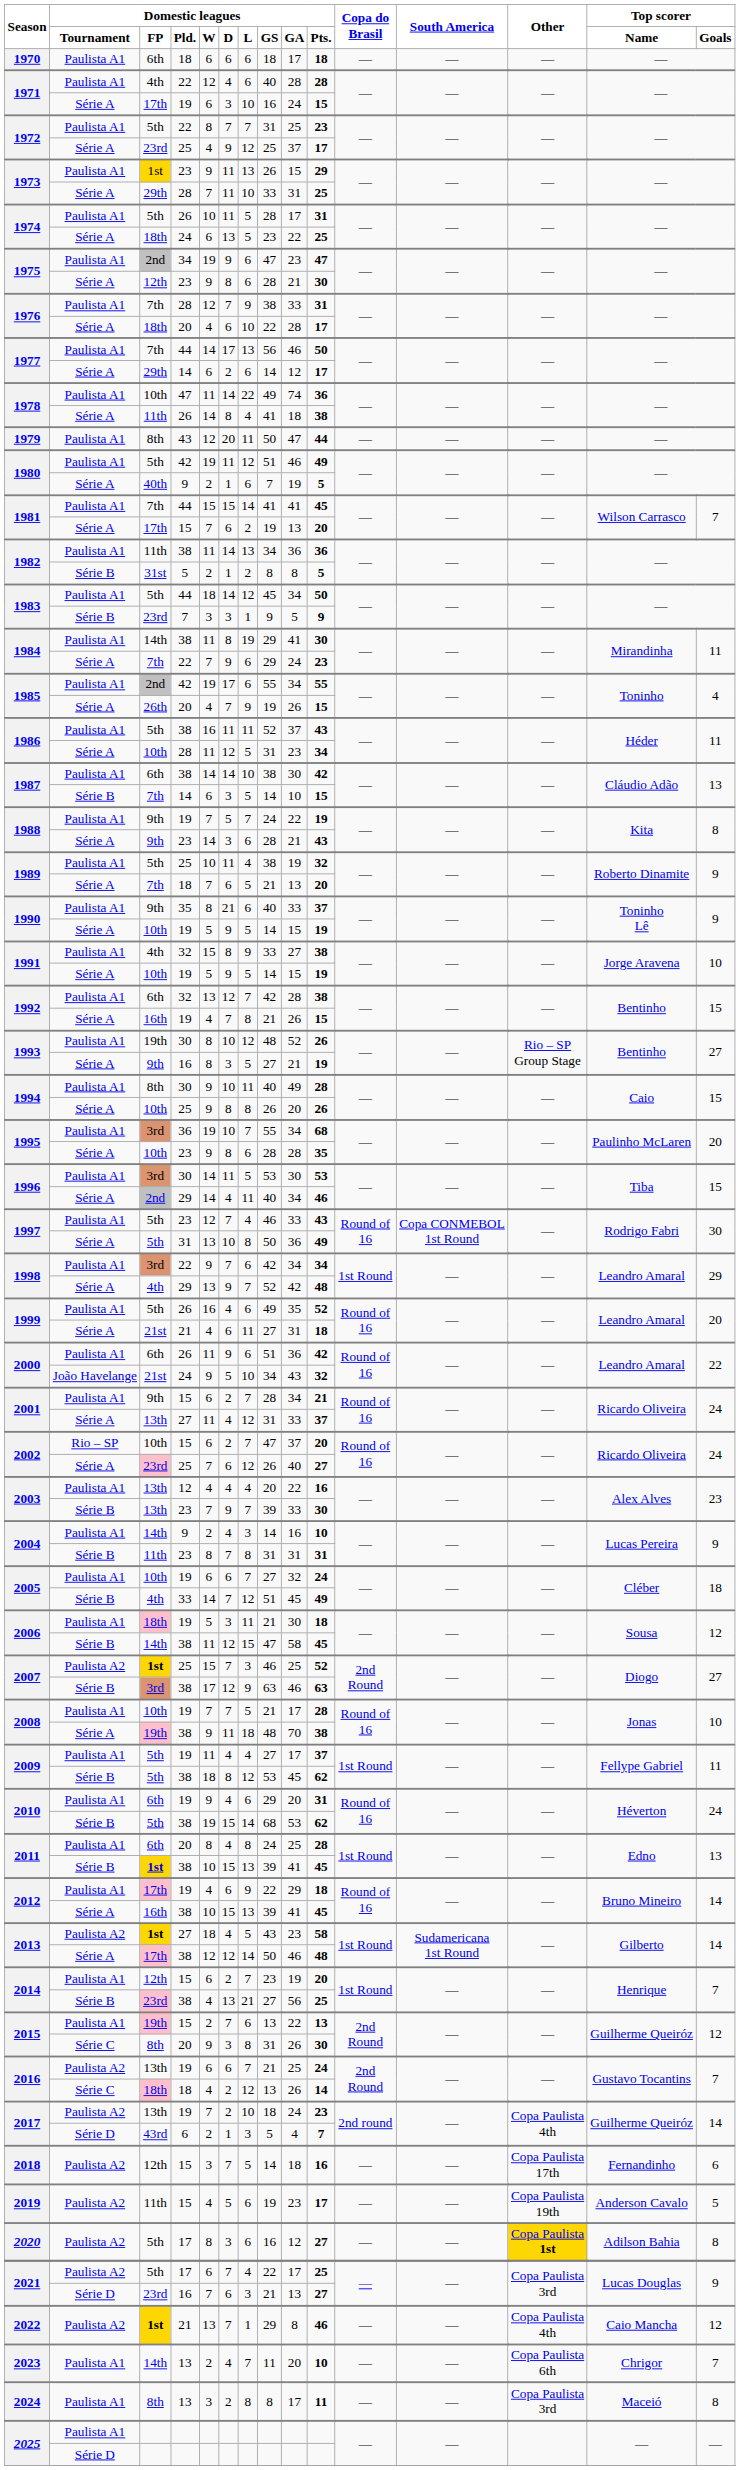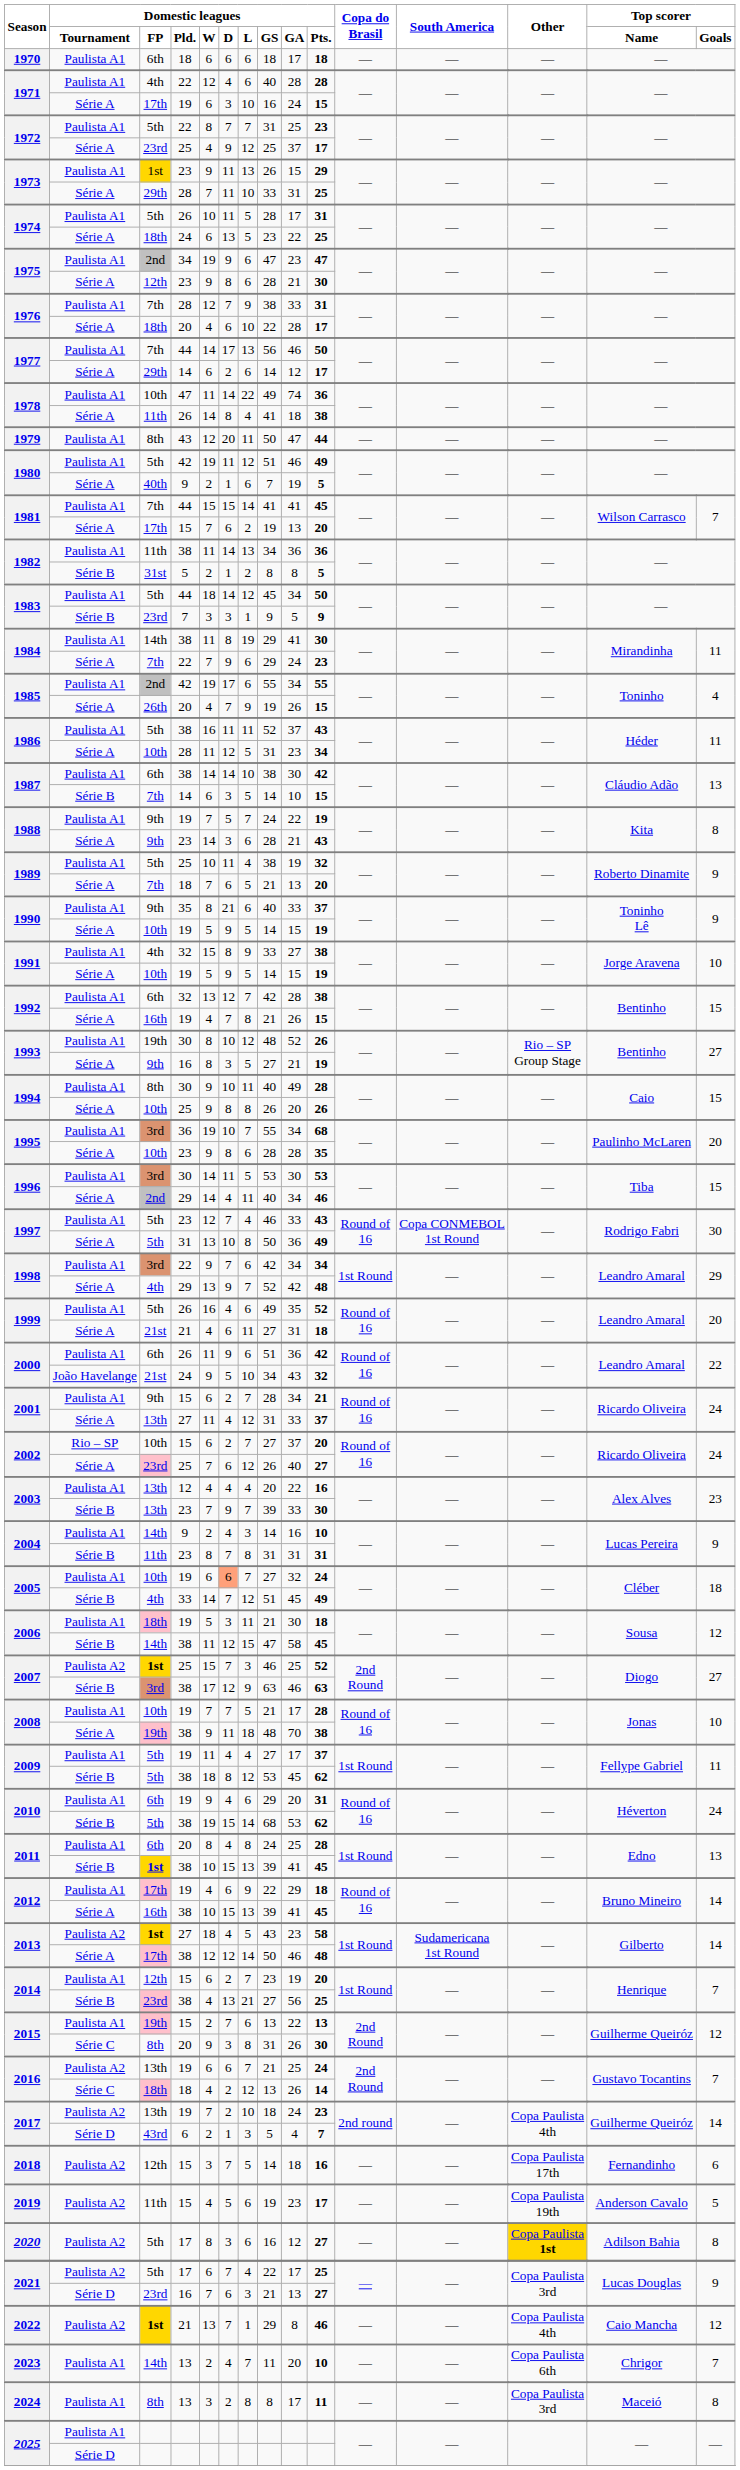(269, 1443) 47 -> (269, 1443) 27
(228, 1577) no background -> (228, 1577) lightsalmon background
